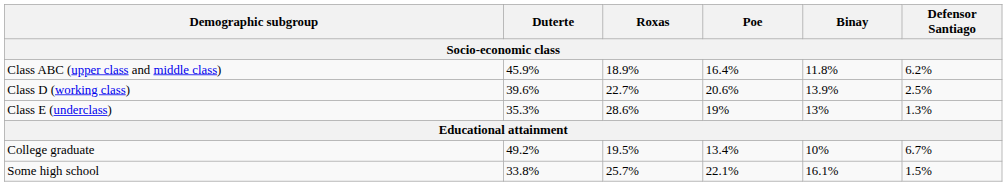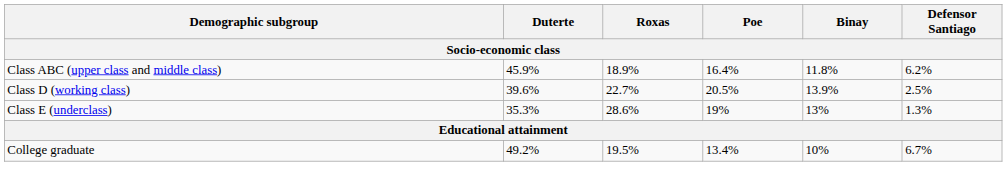(722, 89) 20.6% -> (722, 89) 20.5%
- row: (53, 171)
